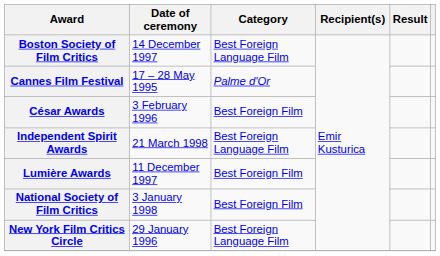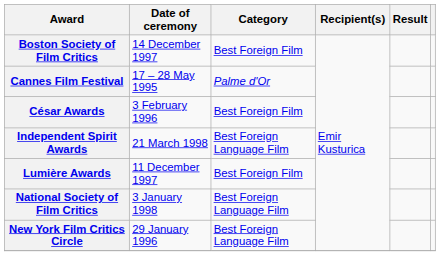(251, 50) Best Foreign Language Film -> (258, 50) Best Foreign Film
(258, 204) Best Foreign Film -> (251, 204) Best Foreign Language Film
